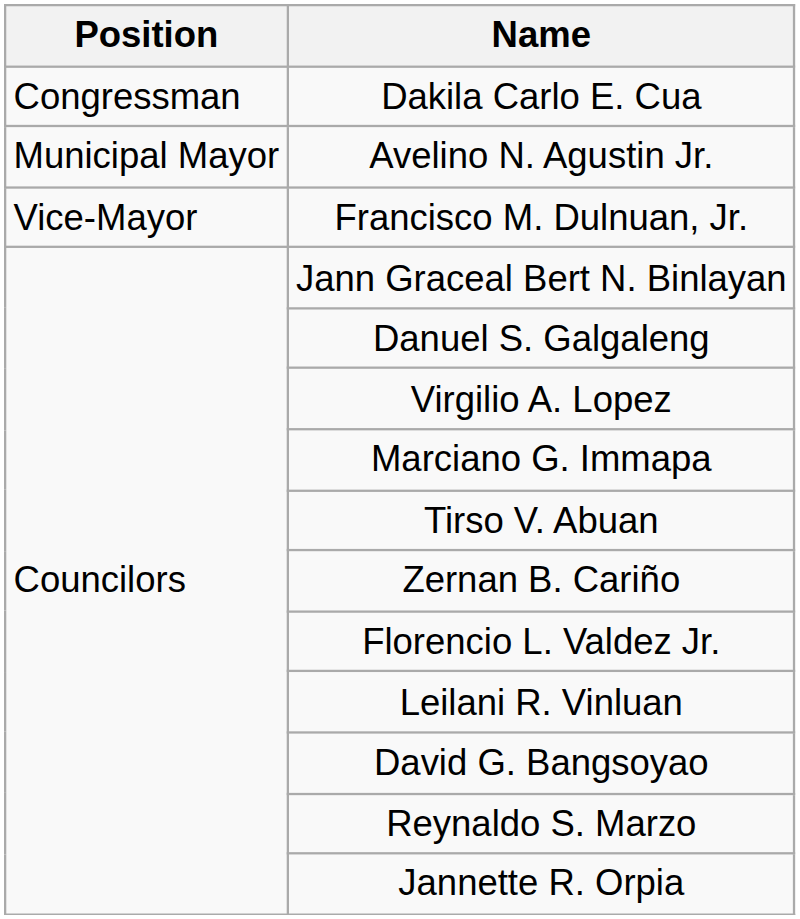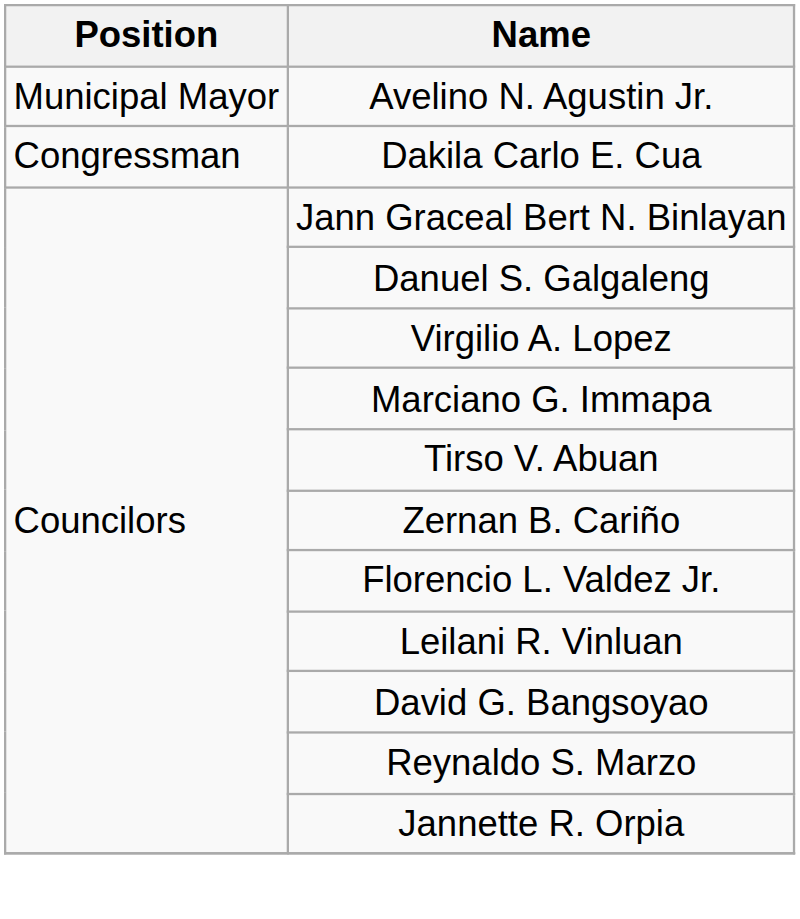rows swapped: (541, 96) <-> (541, 156)
- row: (541, 217)
